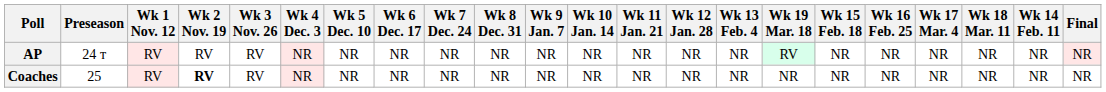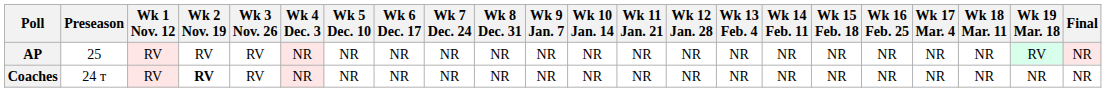columns swapped: (1039, 23) <-> (789, 23)
(94, 53) 24 т -> (94, 53) 25
(94, 76) 25 -> (94, 76) 24 т
